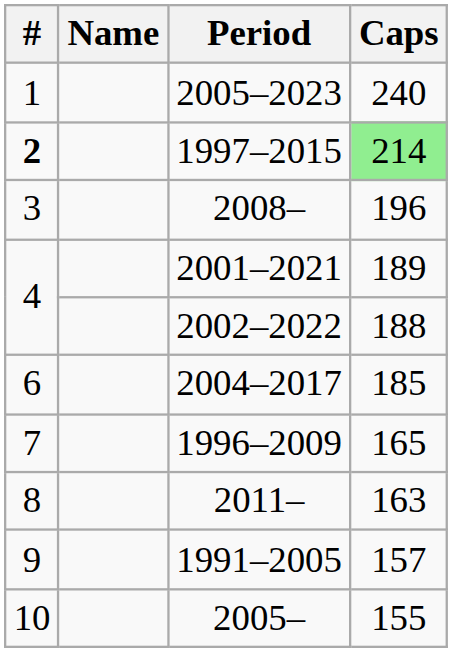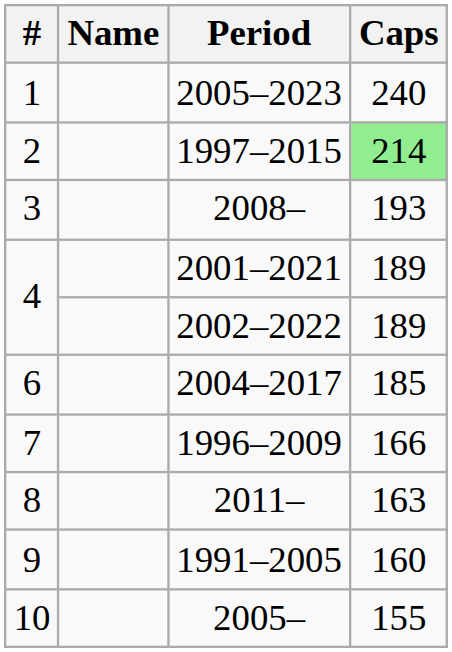(32, 150) bold -> (32, 150) normal
(399, 208) 196 -> (399, 208) 193
(399, 325) 188 -> (399, 325) 189
(399, 442) 165 -> (399, 442) 166
(399, 558) 157 -> (399, 558) 160
